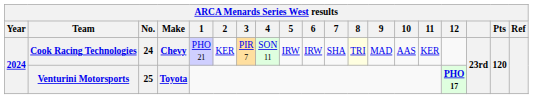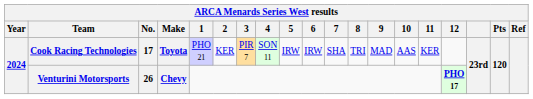(148, 51) 24 -> (148, 51) 17
(173, 51) Chevy -> (174, 51) Toyota
(358, 51) lightyellow background -> (358, 51) no background
(148, 79) 25 -> (148, 79) 26
(174, 79) Toyota -> (173, 79) Chevy
